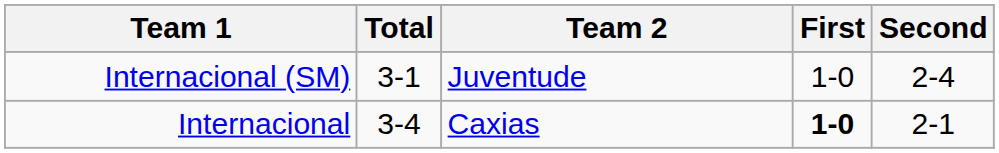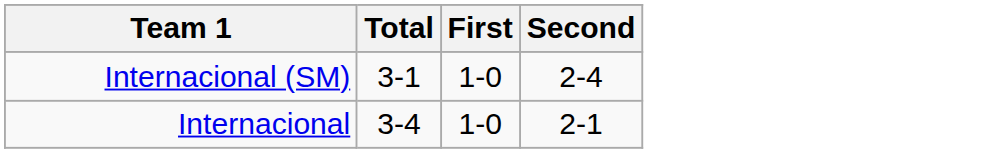- column: (617, 28)
(832, 123) bold -> (480, 123) normal
